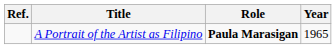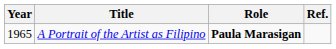columns swapped: (316, 14) <-> (18, 14)
